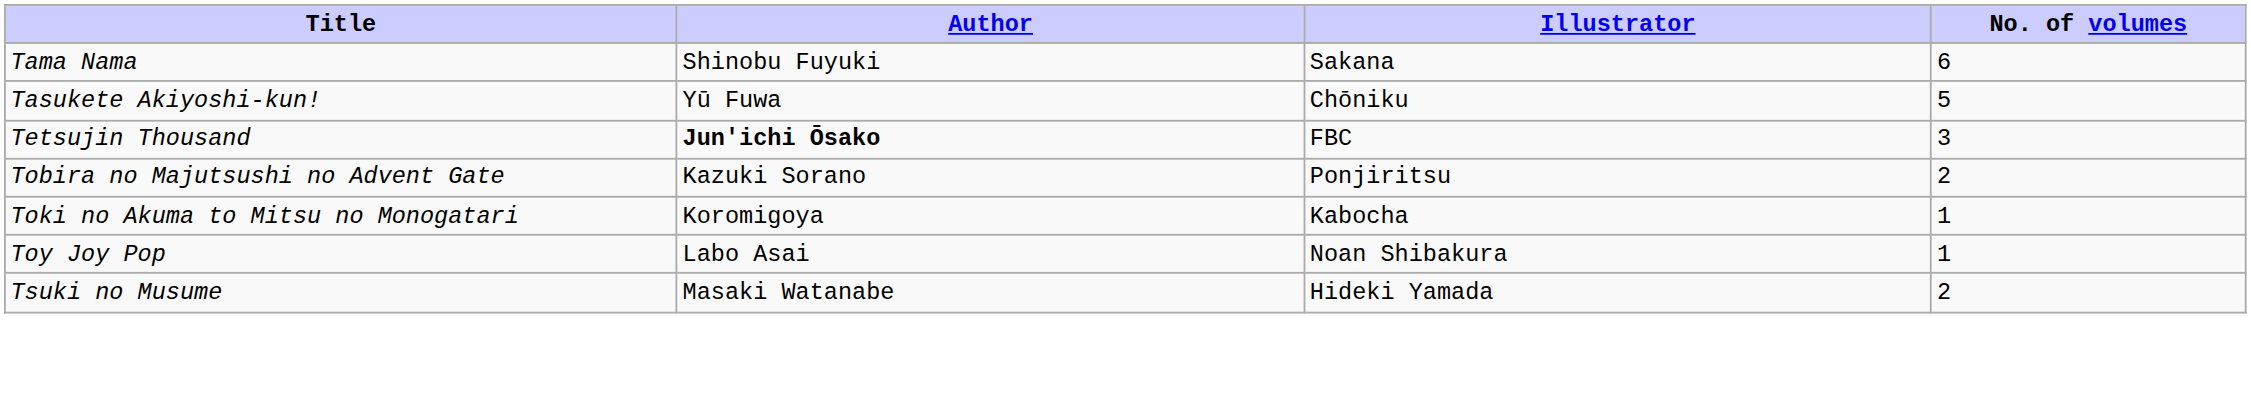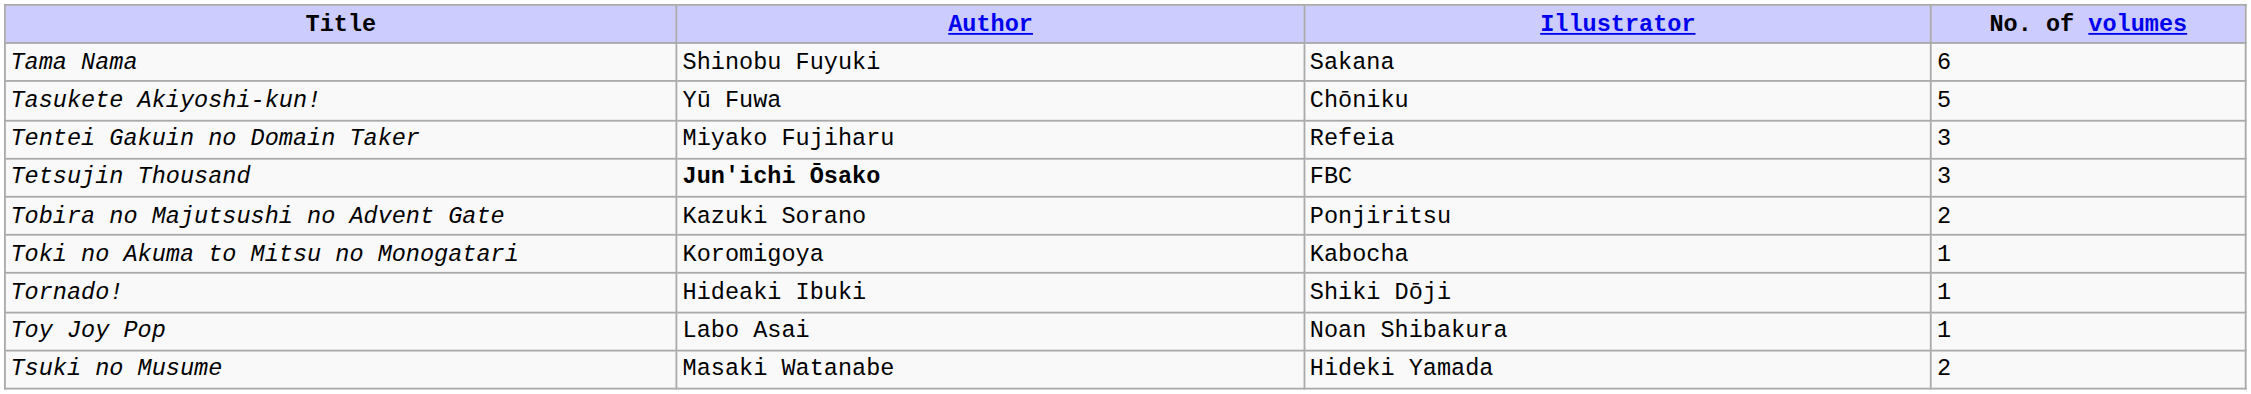+ row: (215, 139)
+ row: (67, 293)
